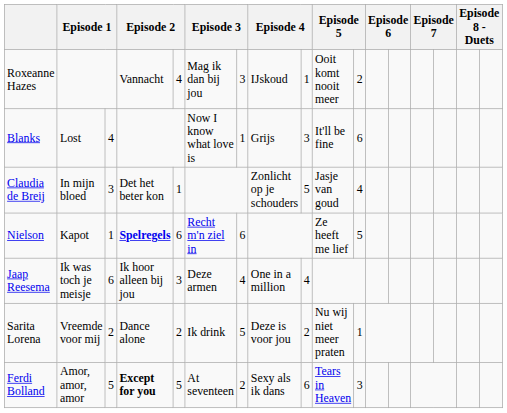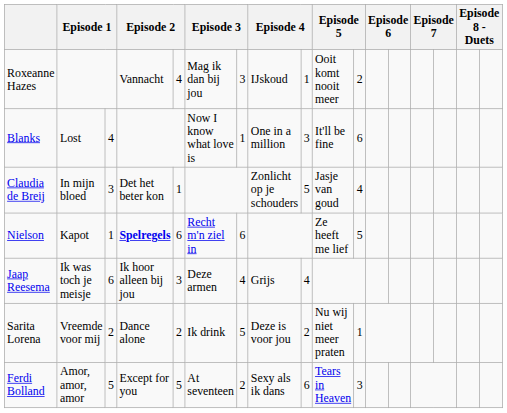(263, 138) Grijs -> (271, 138) One in a million
(271, 280) One in a million -> (263, 280) Grijs
(138, 385) bold -> (144, 385) normal
